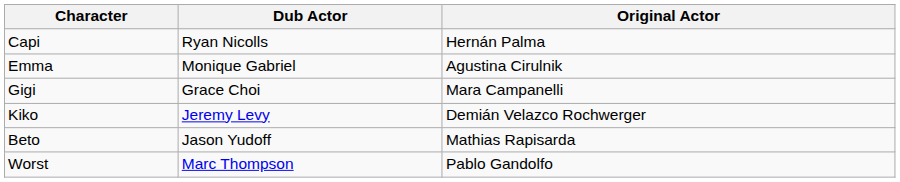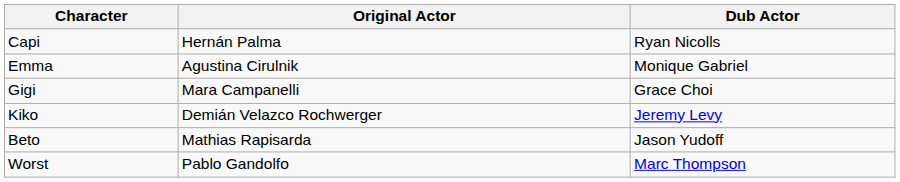columns swapped: (668, 16) <-> (310, 16)
